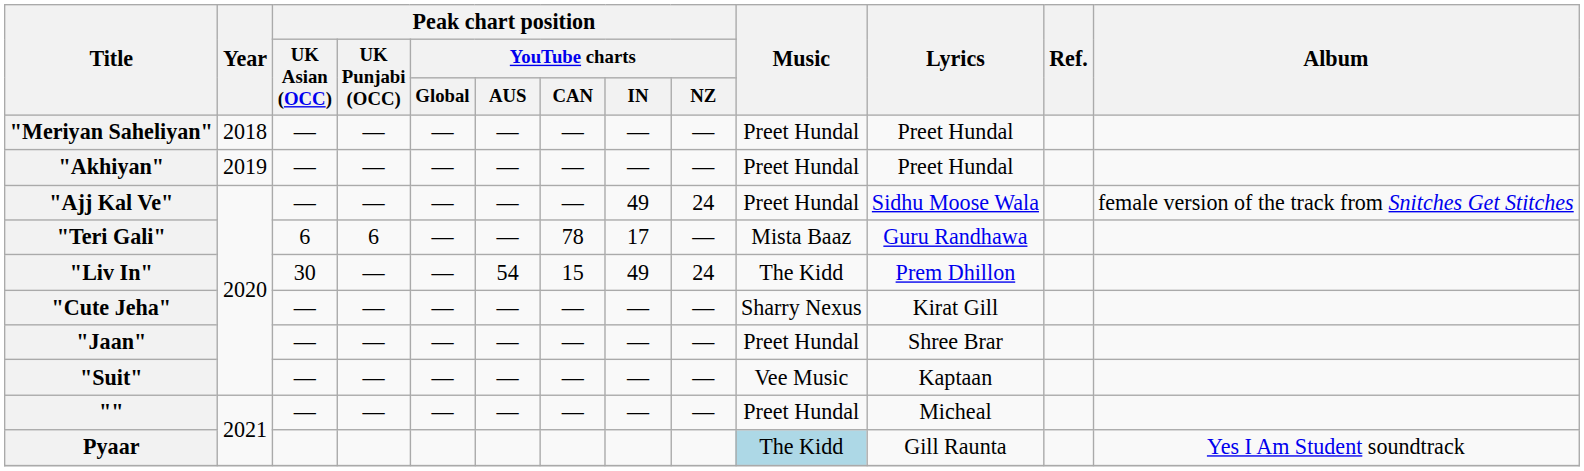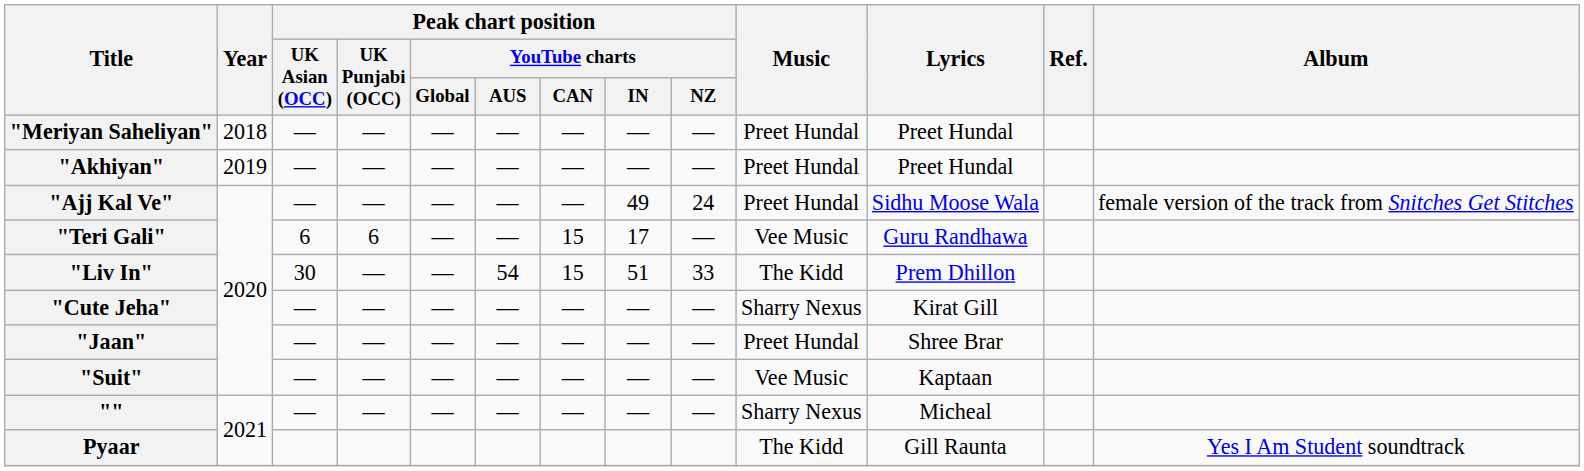(573, 237) 78 -> (573, 237) 15
(801, 237) Mista Baaz -> (801, 237) Vee Music
(638, 272) 49 -> (638, 272) 51
(703, 272) 24 -> (703, 272) 33
(801, 412) Preet Hundal -> (801, 412) Sharry Nexus
(801, 447) lightblue background -> (801, 447) no background
